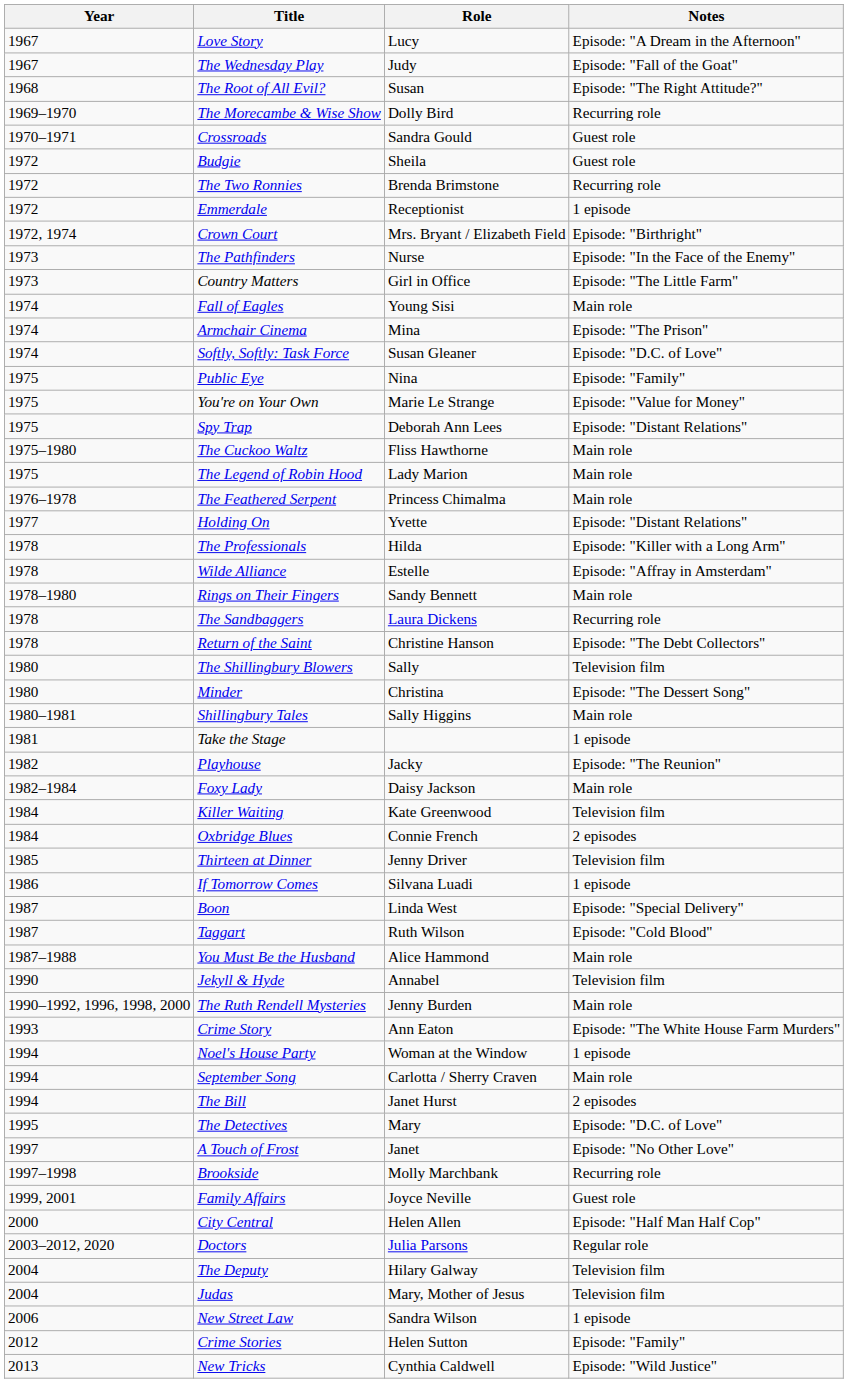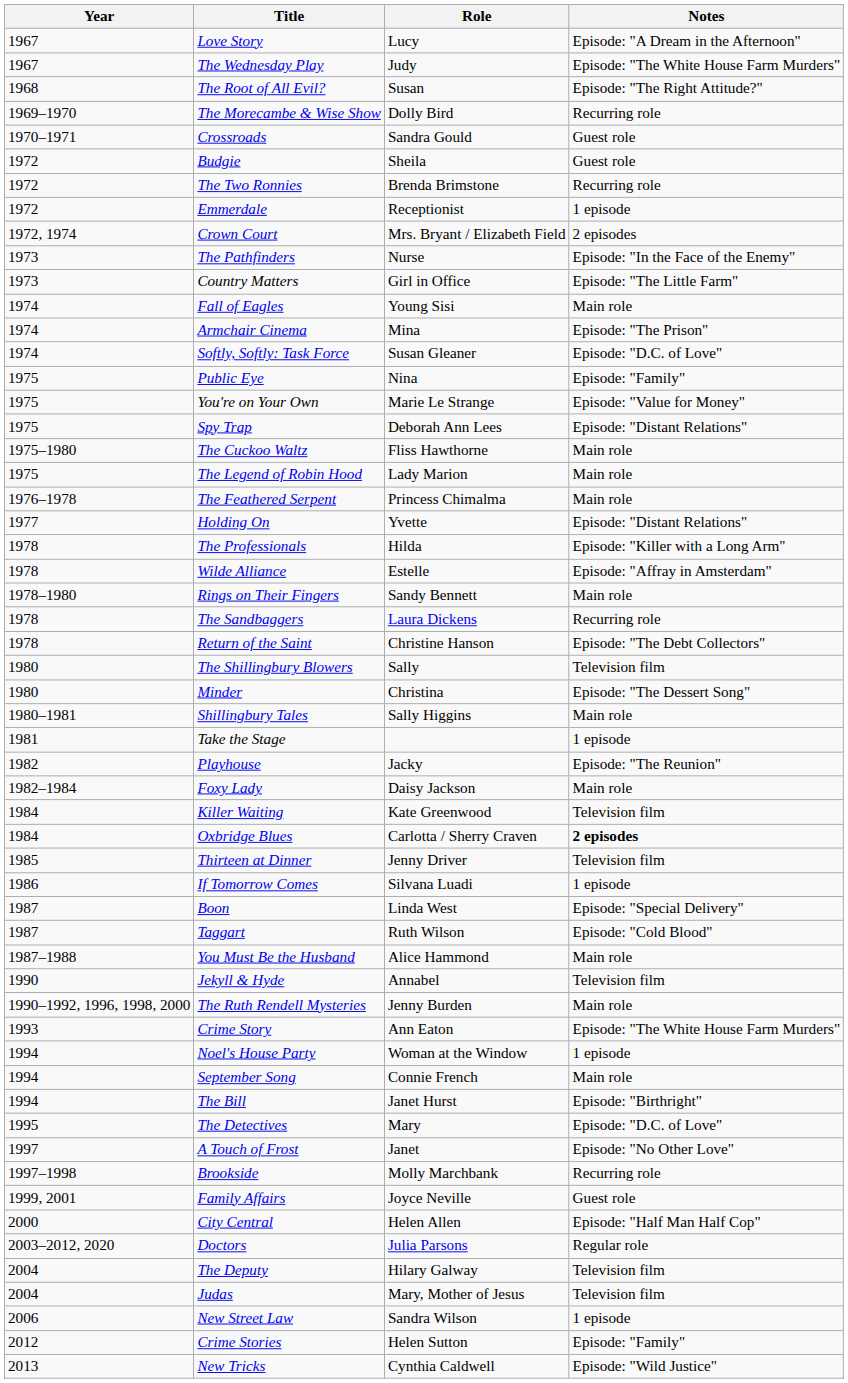(655, 64) Episode: "Fall of the Goat" -> (706, 64) Episode: "The White House Farm Murders"
(637, 233) Episode: "Birthright" -> (604, 233) 2 episodes
(433, 836) Connie French -> (462, 836) Carlotta / Sherry Craven
(604, 836) normal -> (605, 836) bold
(462, 1077) Carlotta / Sherry Craven -> (433, 1077) Connie French
(604, 1101) 2 episodes -> (637, 1101) Episode: "Birthright"
